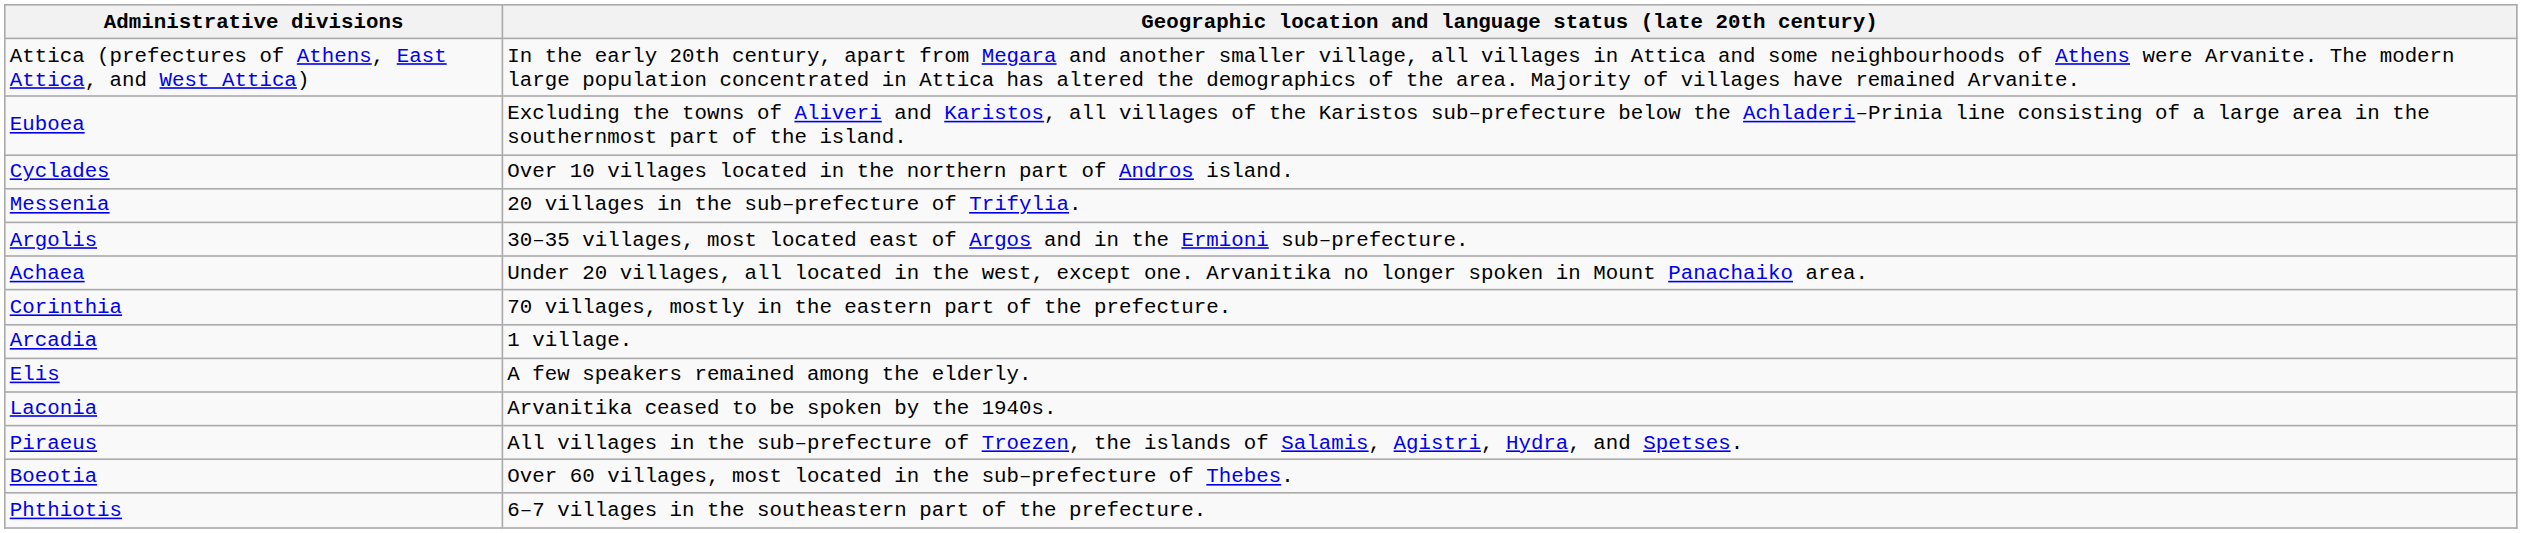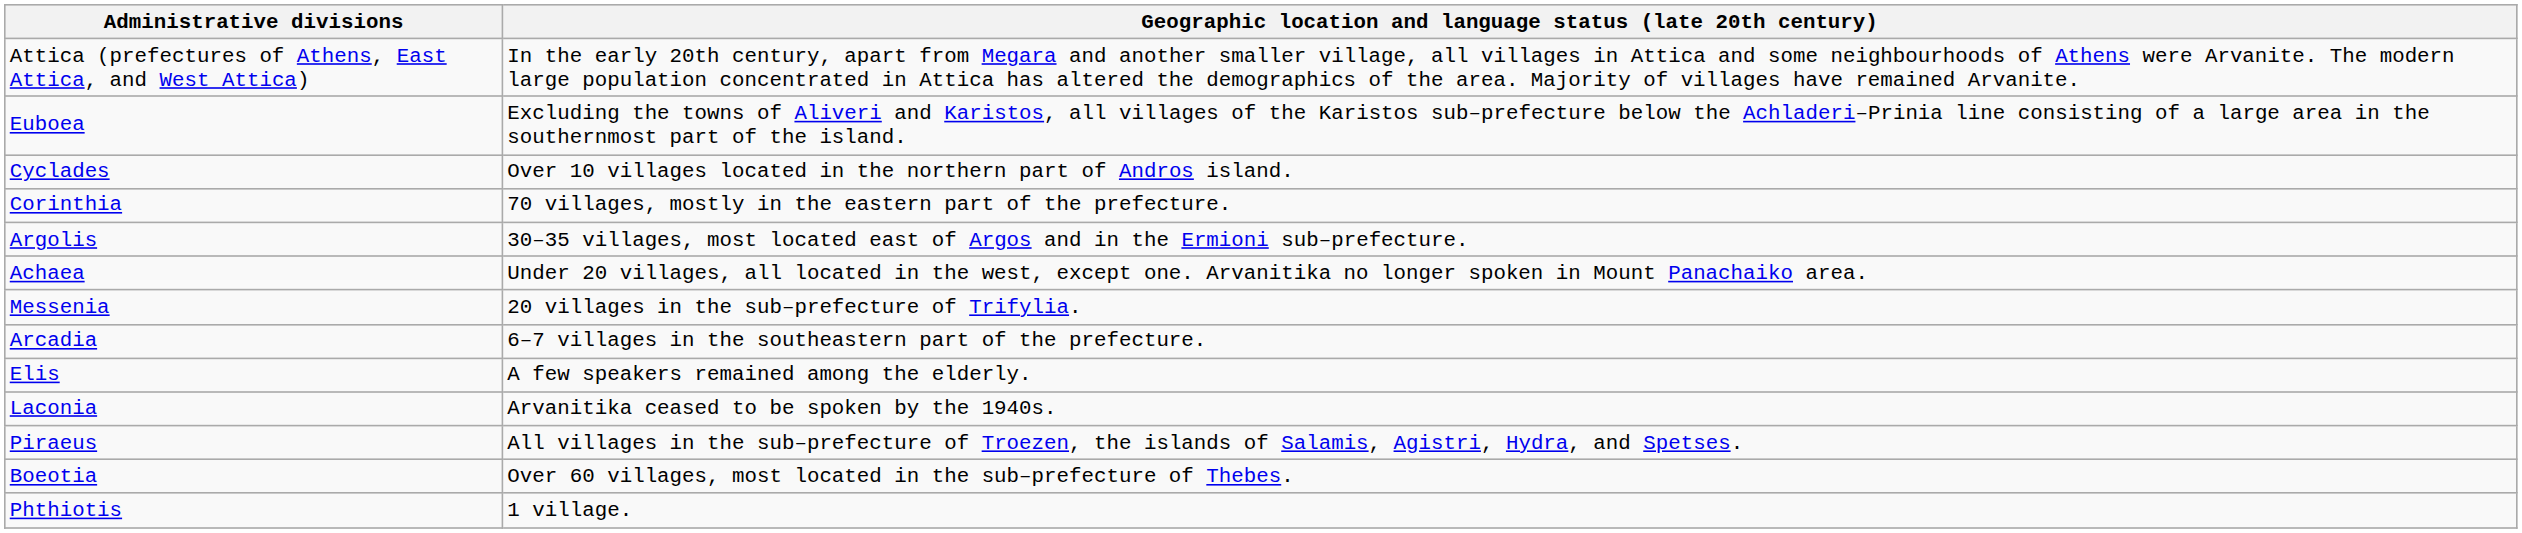rows swapped: (66, 307) <-> (60, 205)
(570, 341) 1 village. -> (857, 341) 6–7 villages in the southeastern part of the prefecture.
(857, 510) 6–7 villages in the southeastern part of the prefecture. -> (570, 510) 1 village.
